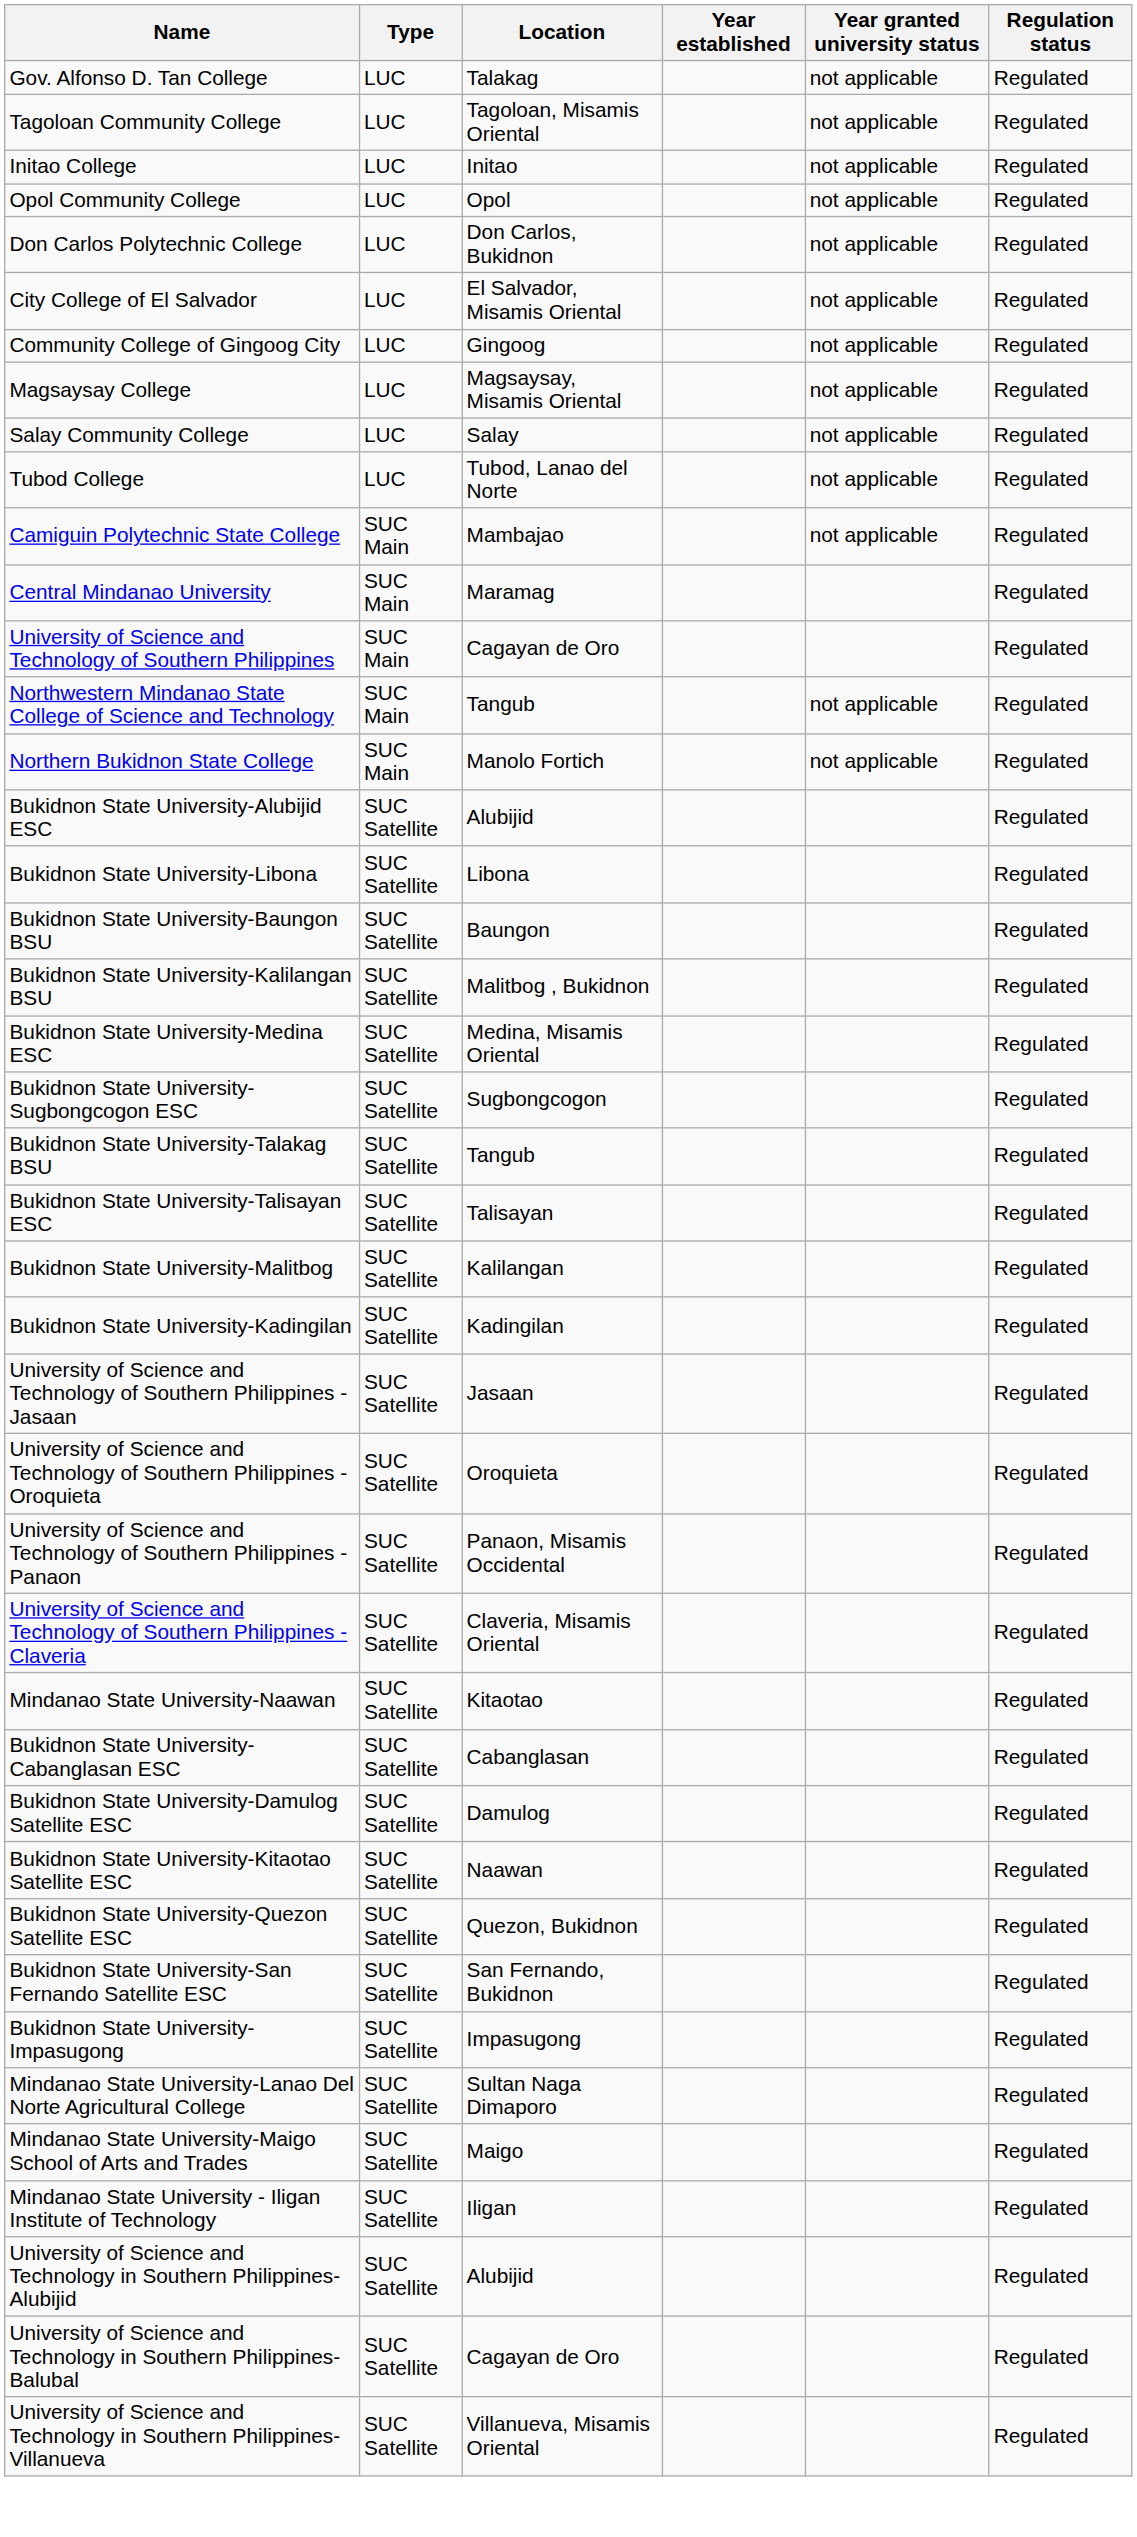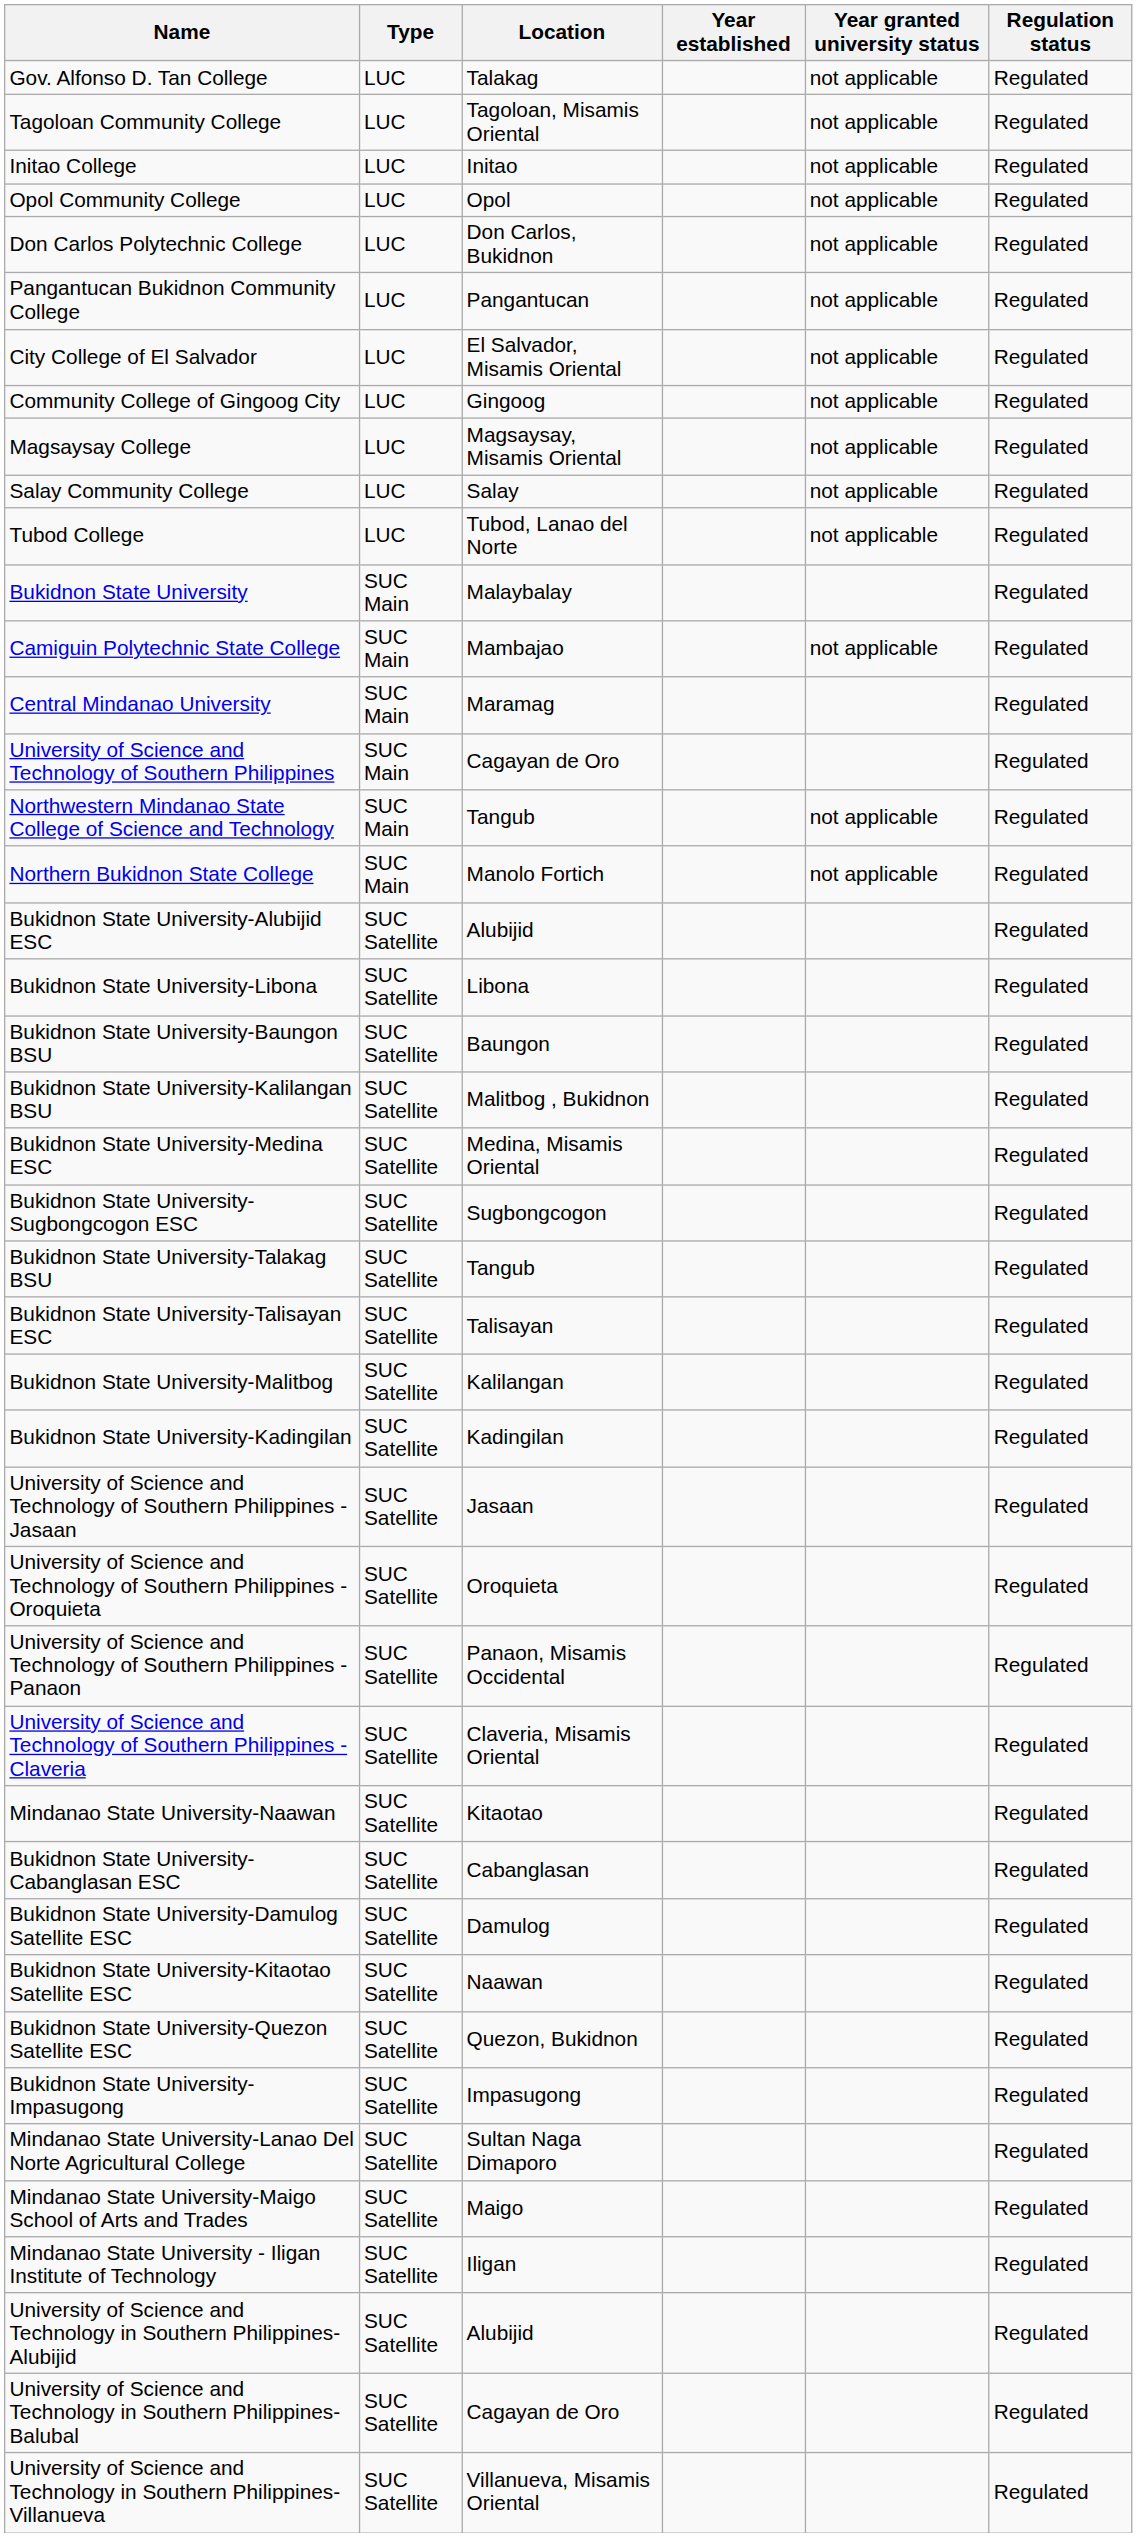+ row: (172, 300)
+ row: (129, 592)
- row: (150, 1982)
